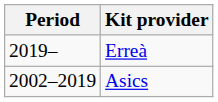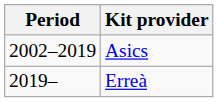rows swapped: (127, 81) <-> (126, 50)
